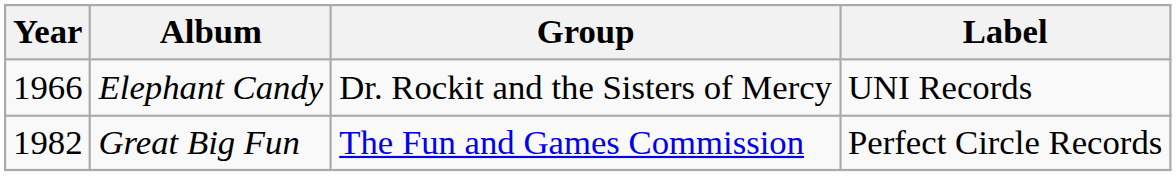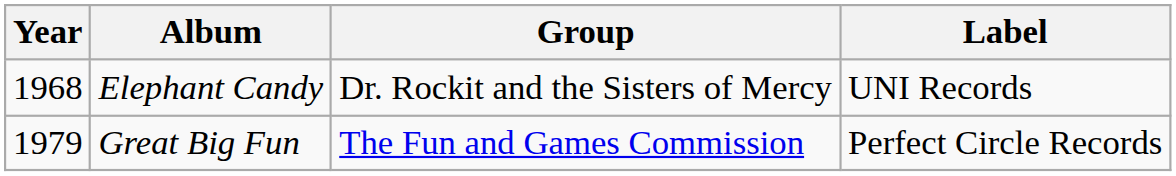(48, 87) 1966 -> (48, 87) 1968
(48, 142) 1982 -> (48, 142) 1979
